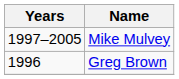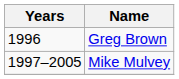rows swapped: (128, 62) <-> (129, 39)
